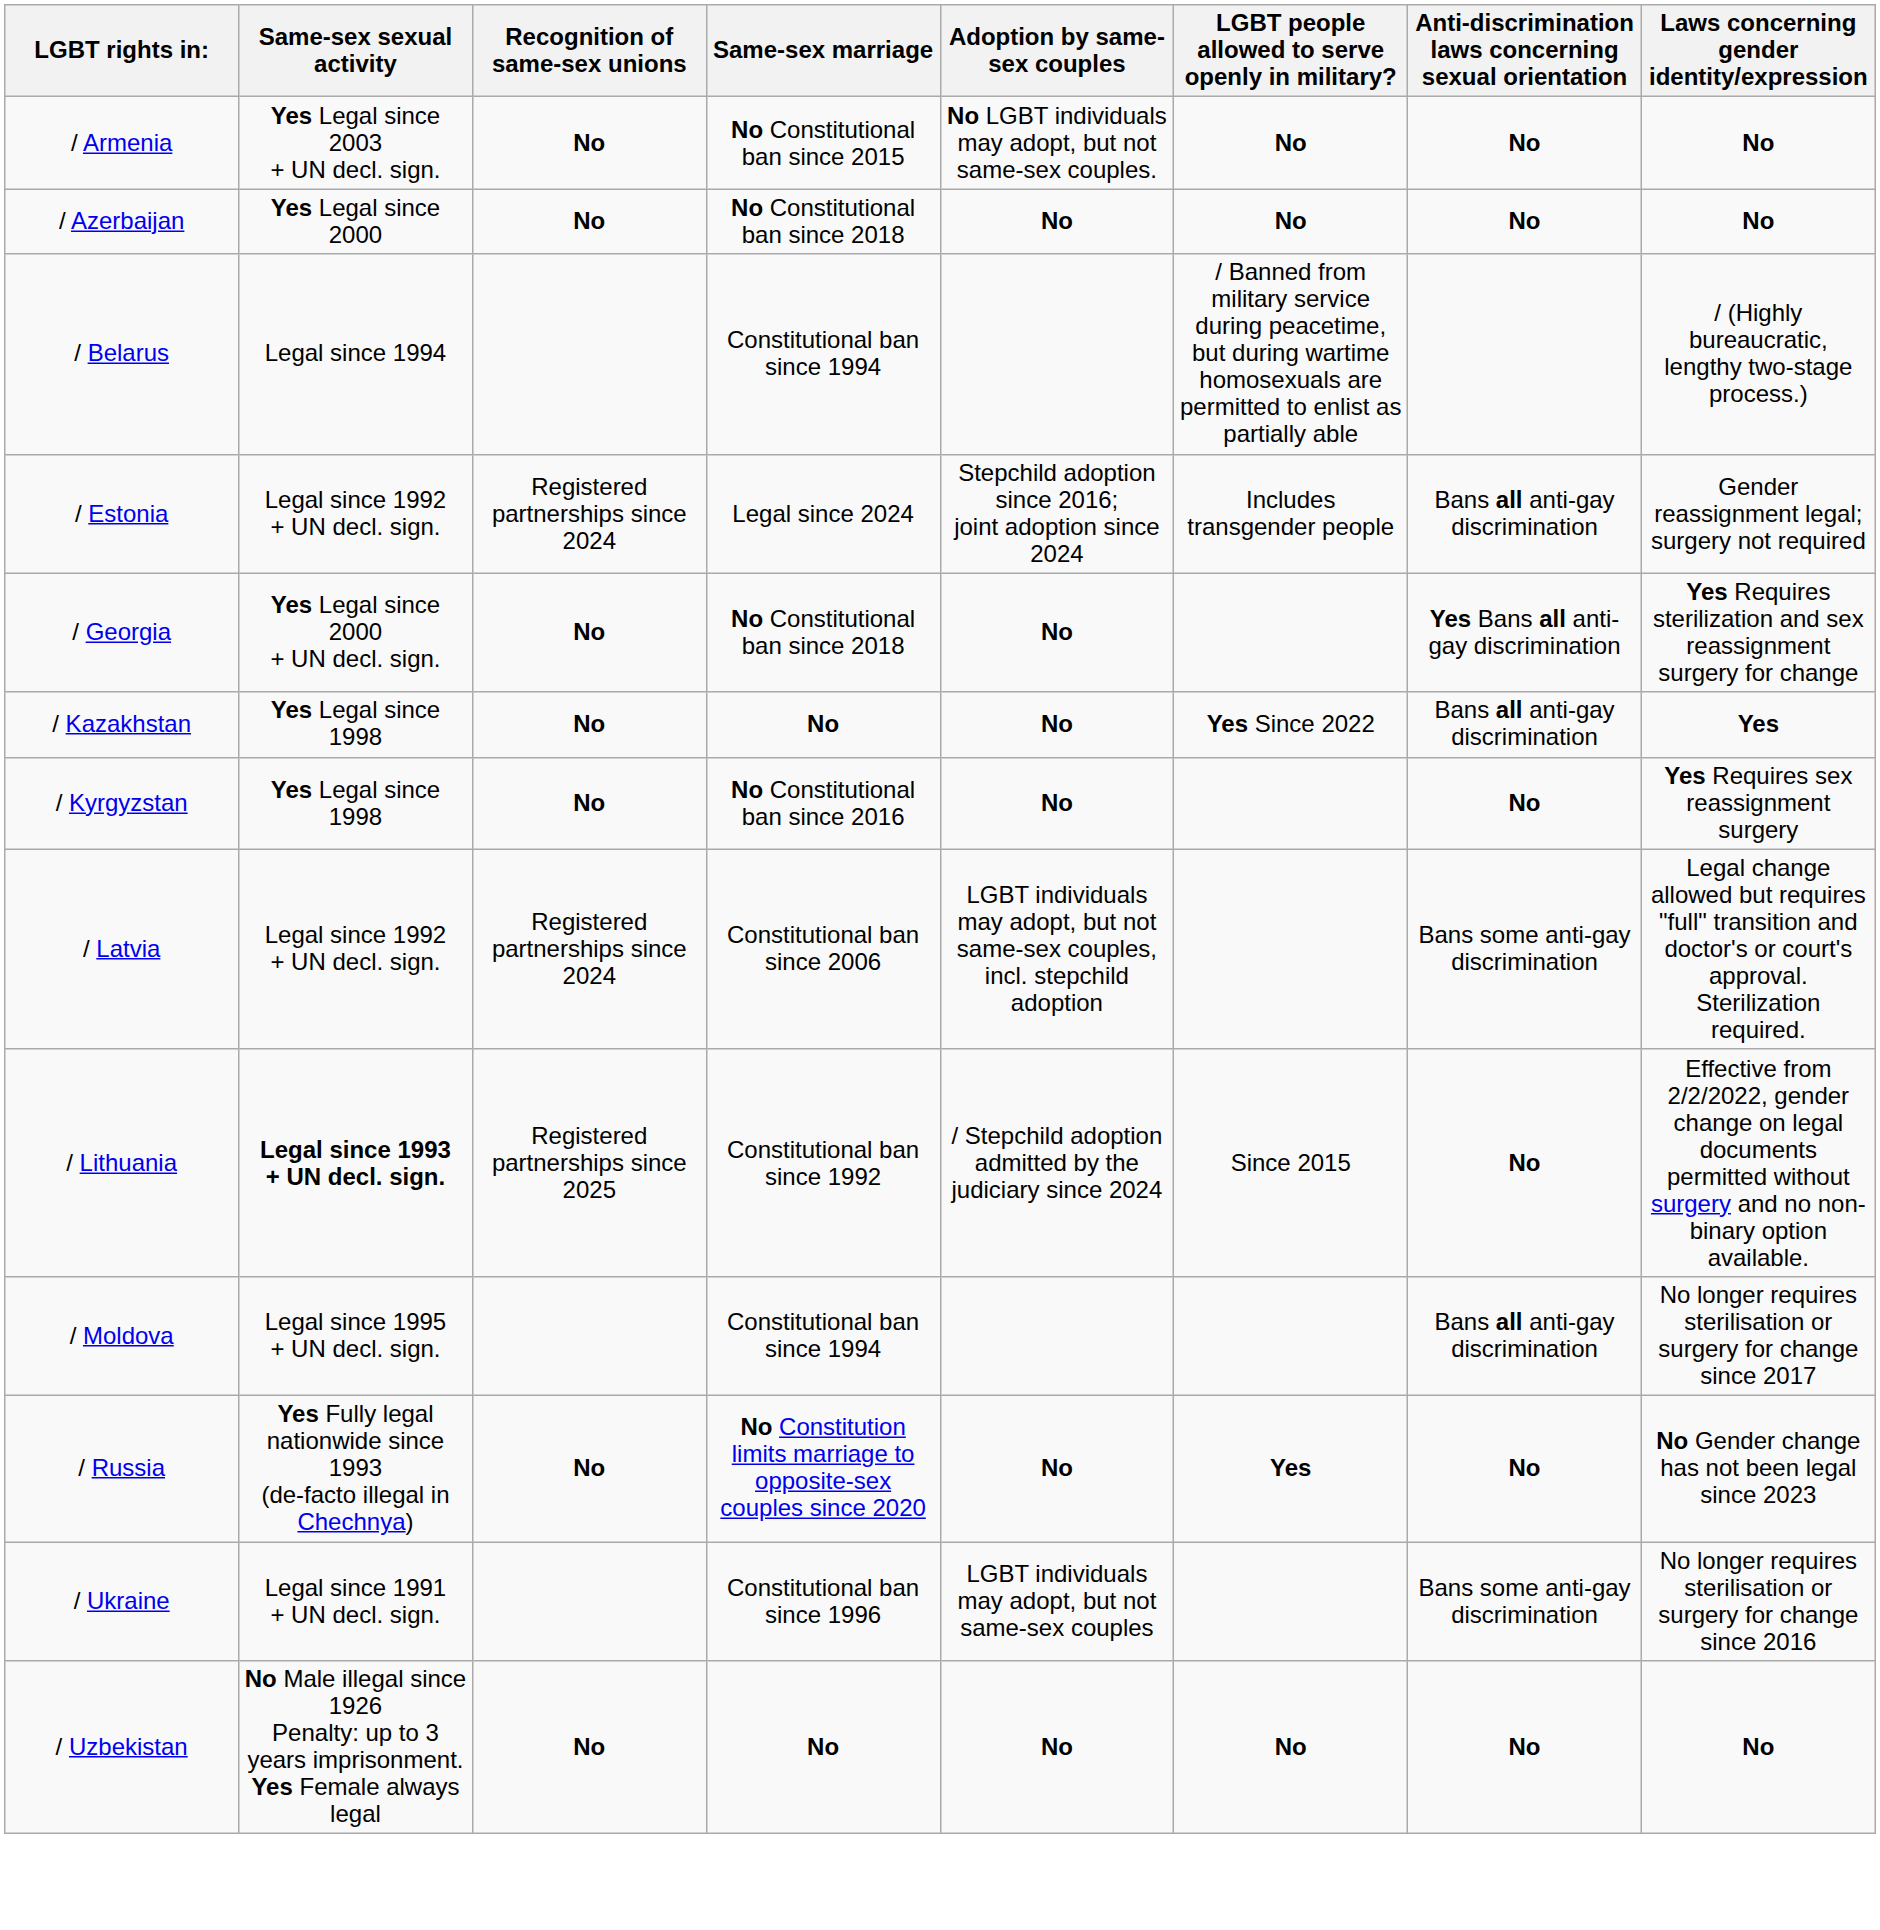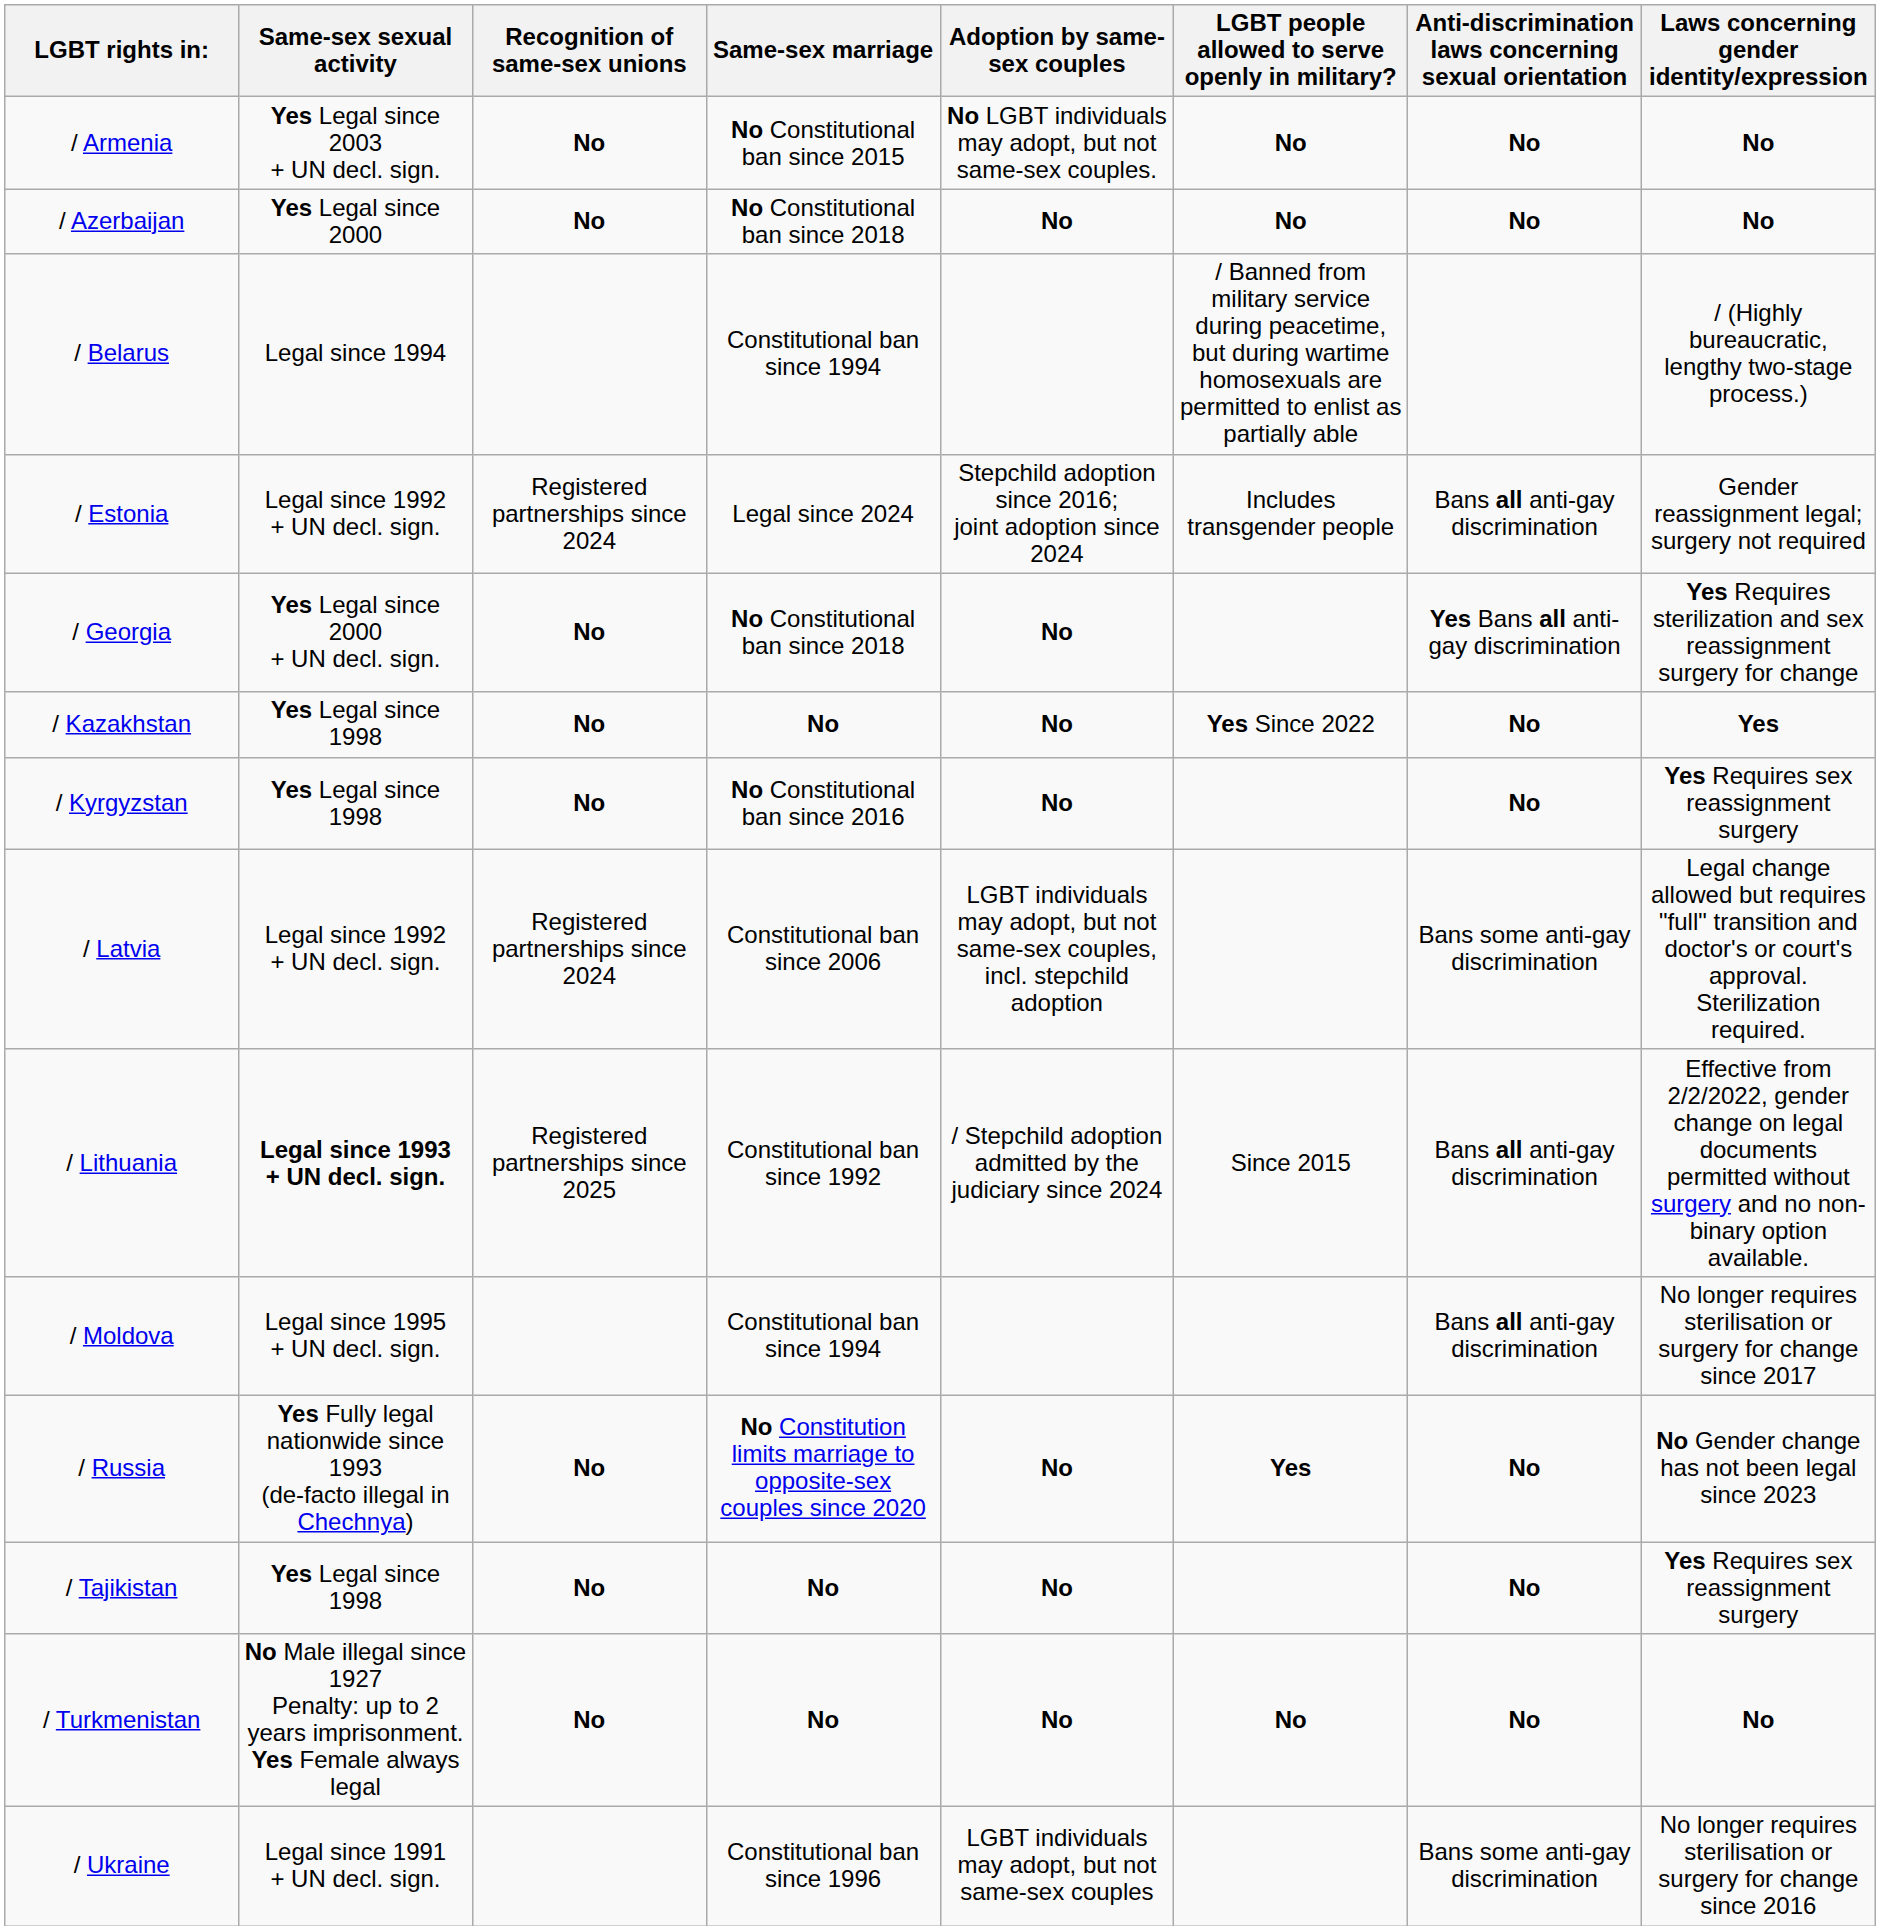(1525, 724) Bans all anti-gay discrimination -> (1525, 724) No
(1525, 1162) No -> (1525, 1162) Bans all anti-gay discrimination
+ row: (122, 1587)
+ row: (122, 1719)
- row: (122, 1746)
